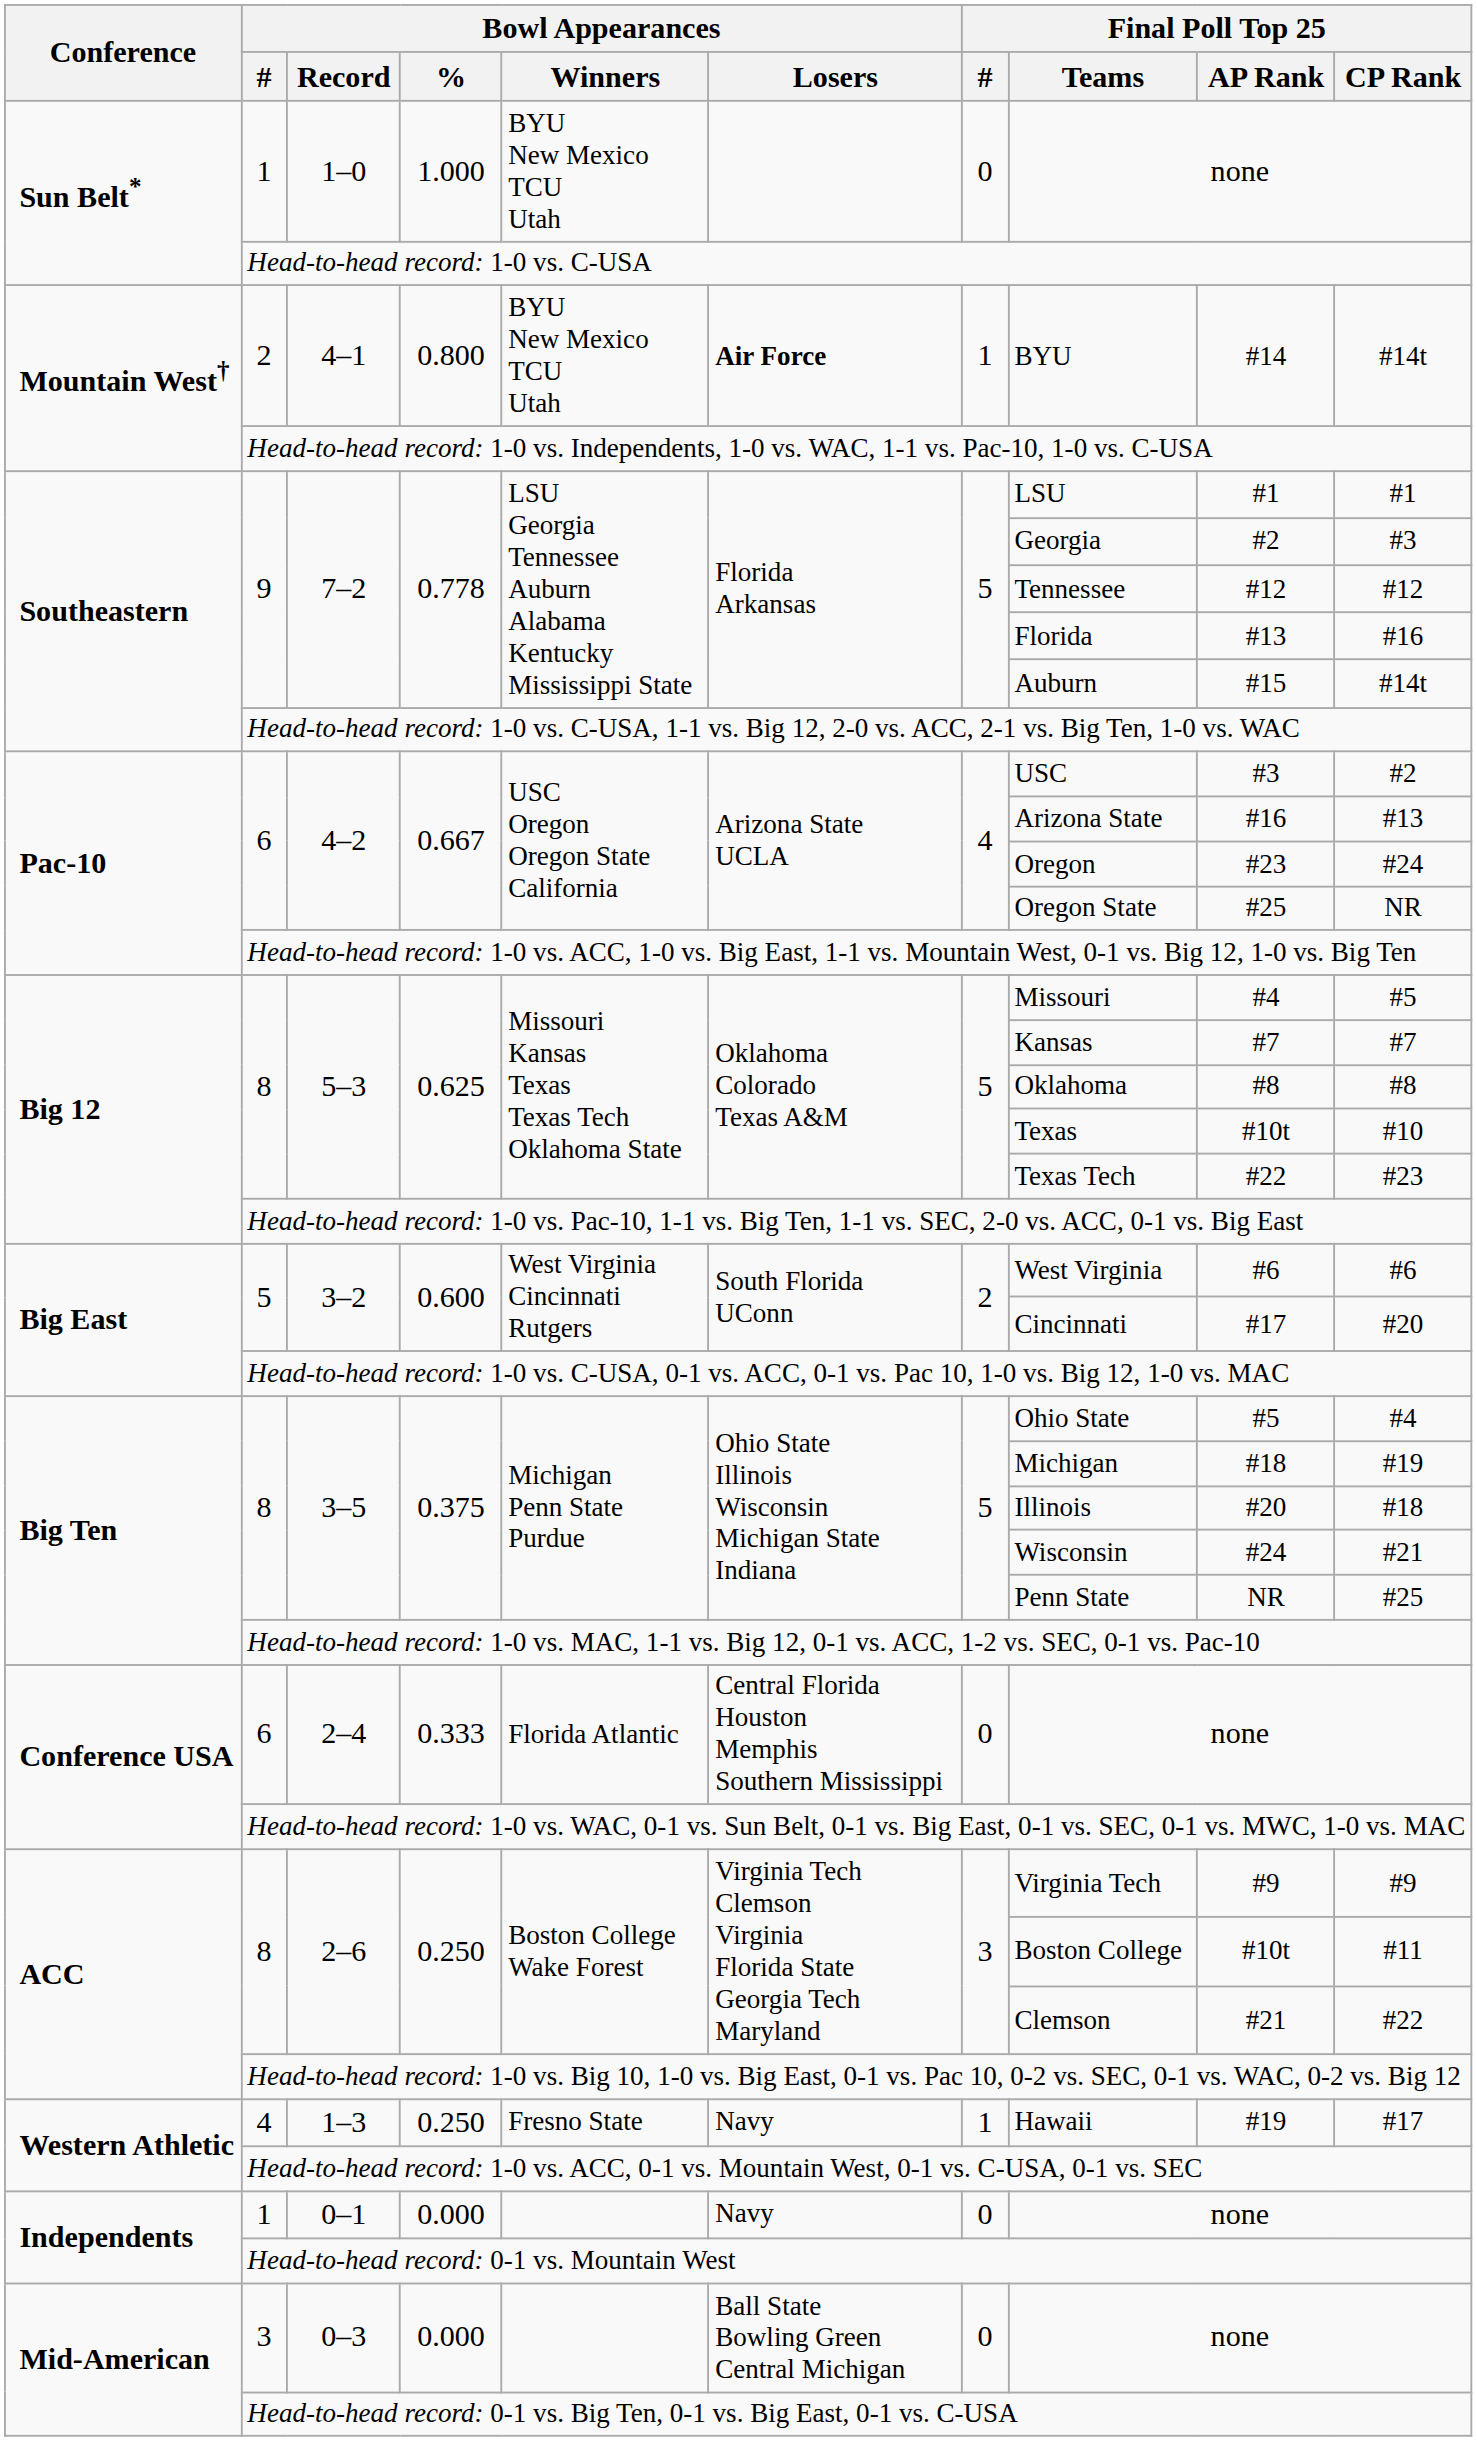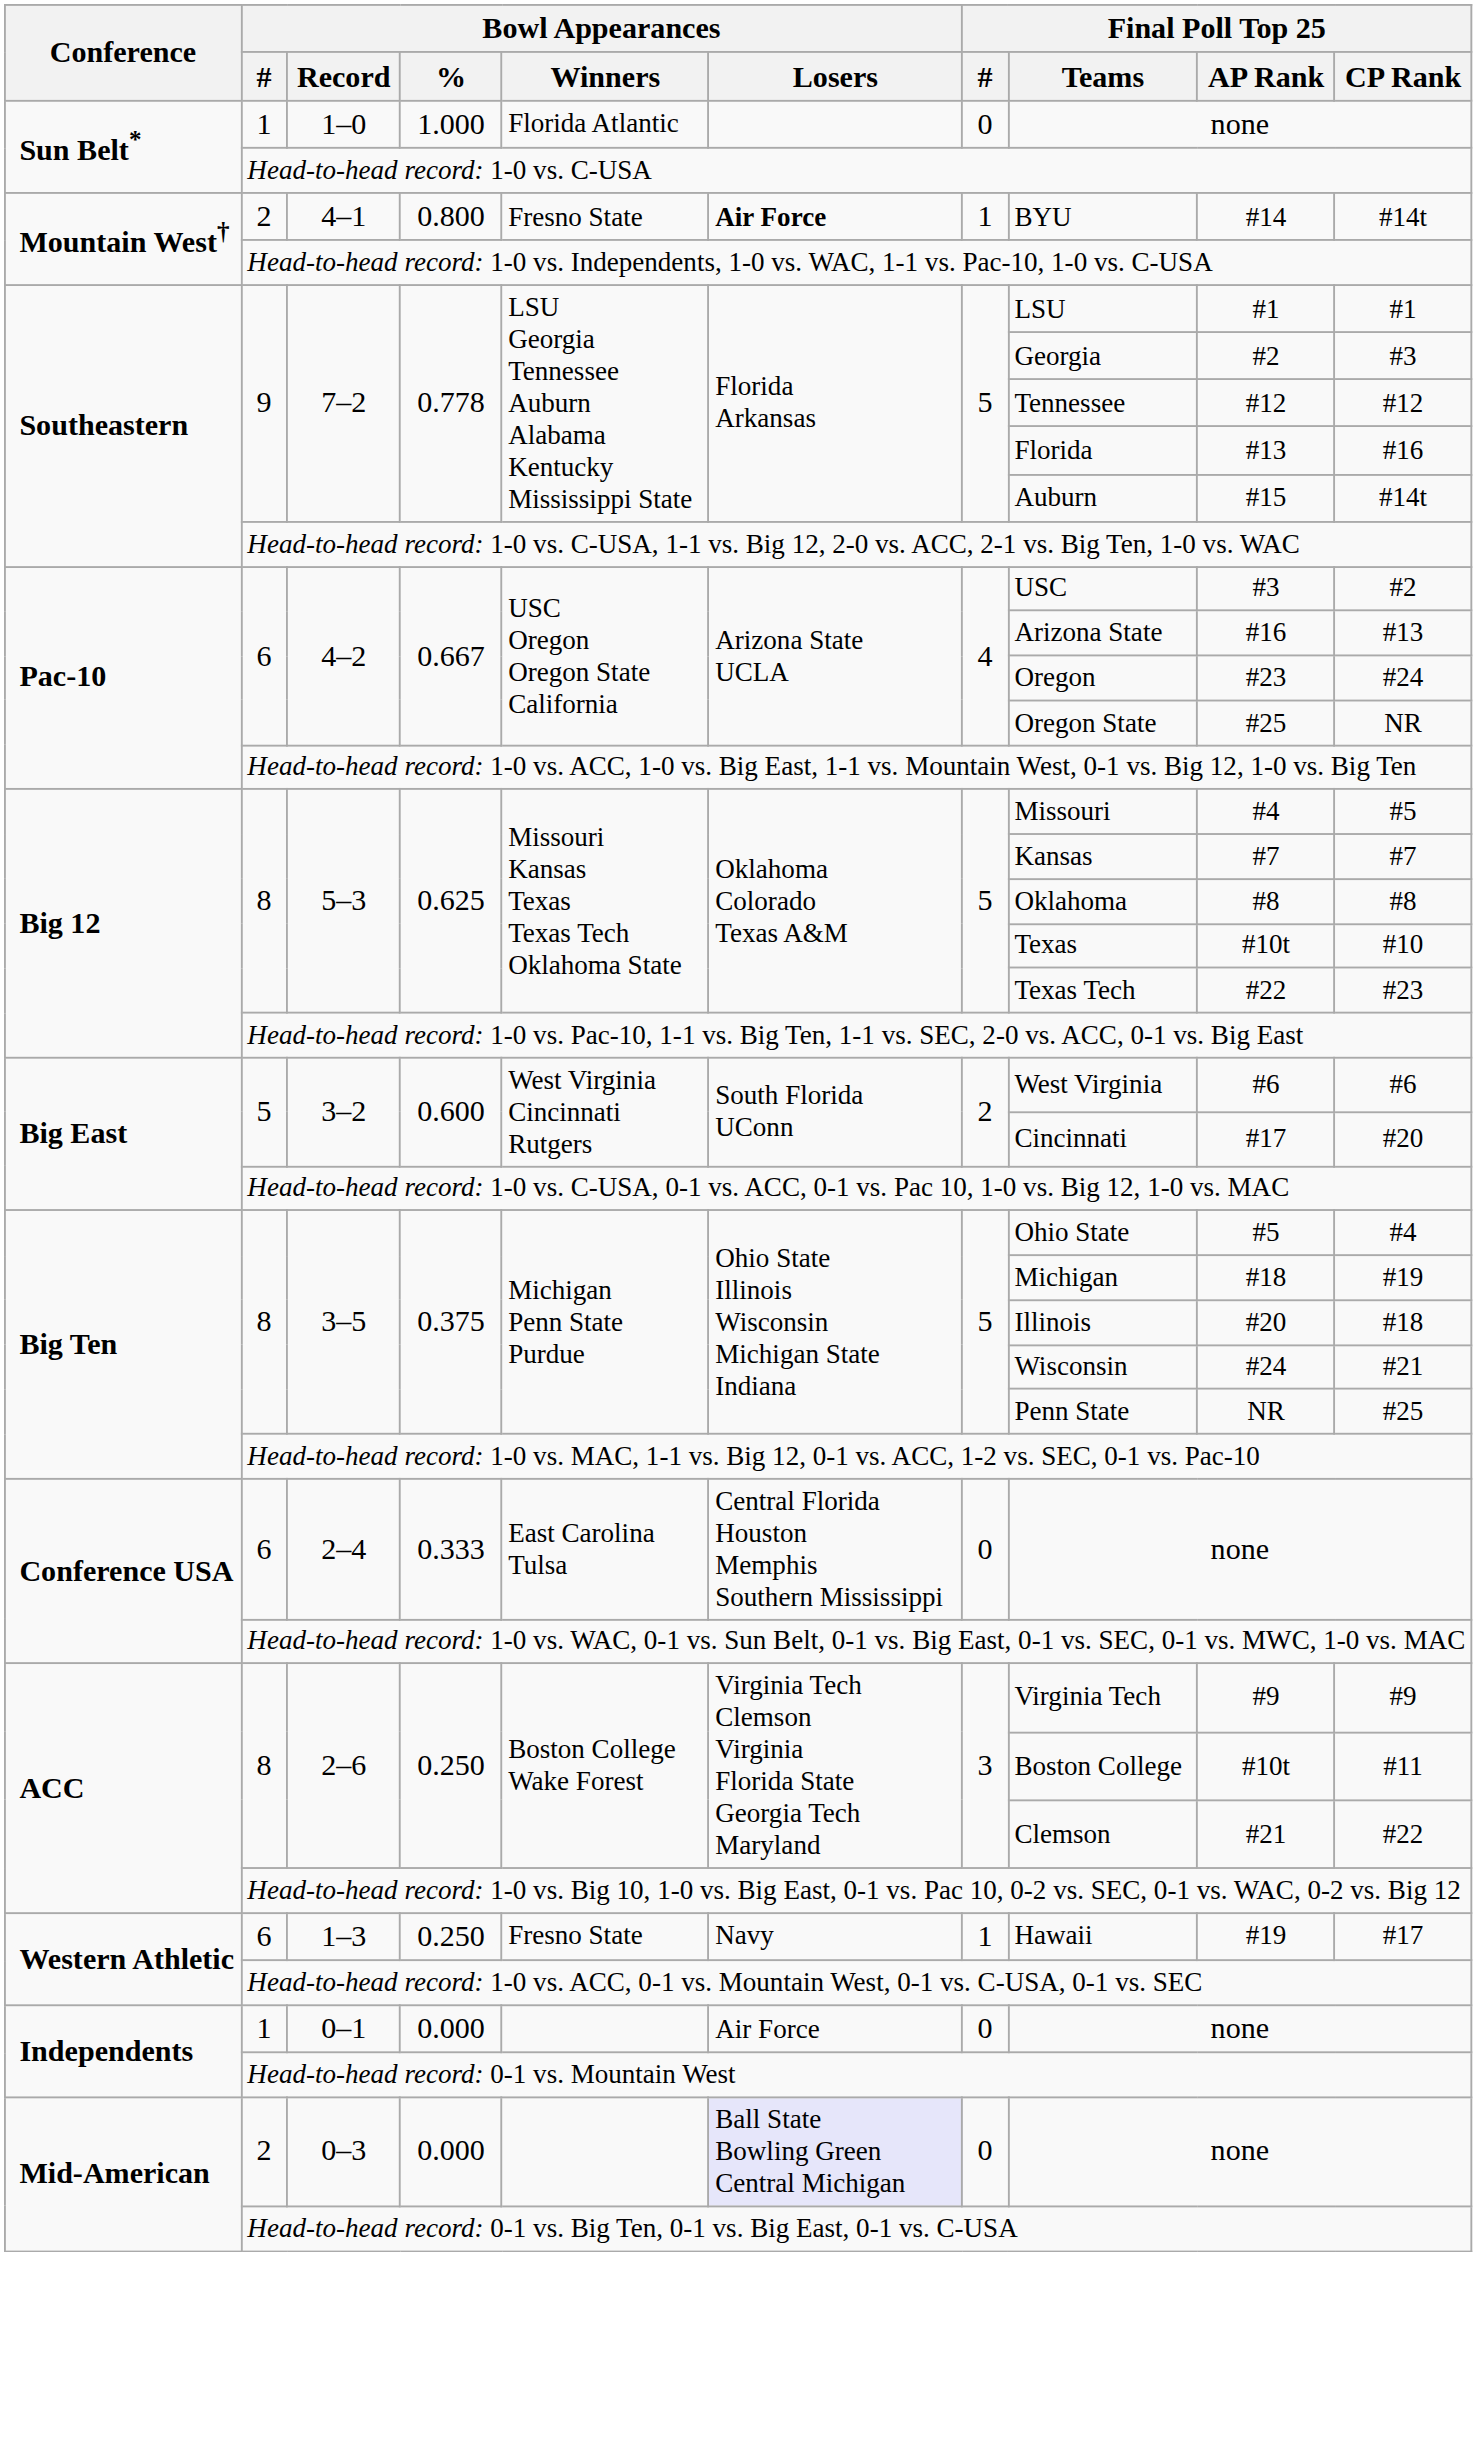(578, 170) BYU New Mexico TCU Utah -> (593, 123) Florida Atlantic
(578, 355) BYU New Mexico TCU Utah -> (575, 216) Fresno State
(593, 1733) Florida Atlantic -> (581, 1548) East Carolina Tulsa
(264, 2121) 4 -> (264, 1936) 6
(745, 2214) Navy -> (767, 2028) Air Force
(264, 2336) 3 -> (264, 2151) 2
(810, 2336) no background -> (810, 2151) lavender background
